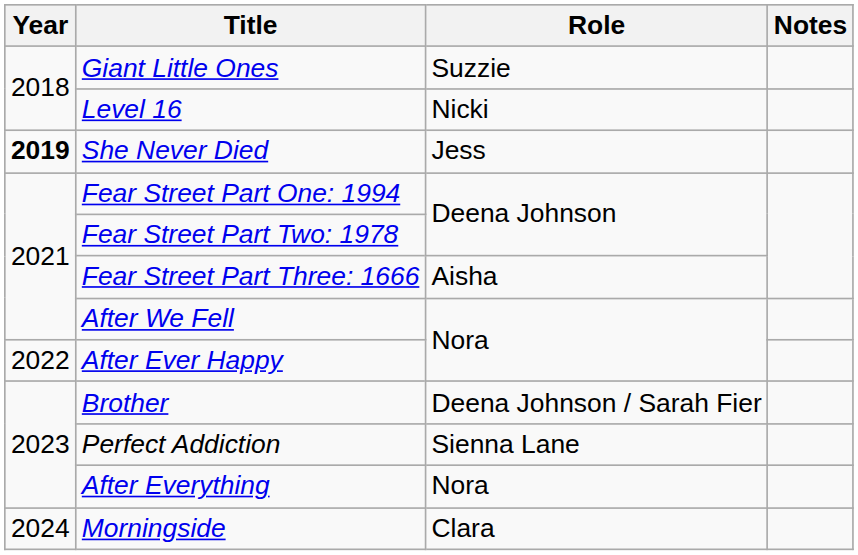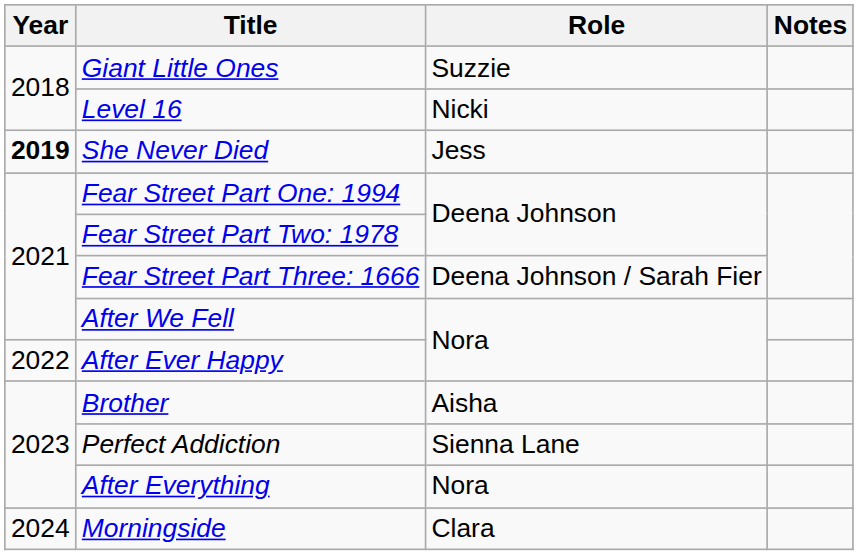(465, 276) Aisha -> (597, 276) Deena Johnson / Sarah Fier
(597, 402) Deena Johnson / Sarah Fier -> (465, 402) Aisha
